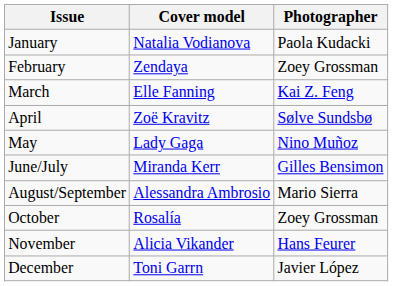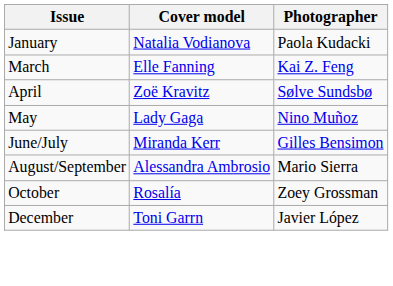- row: (37, 67)
- row: (42, 243)
